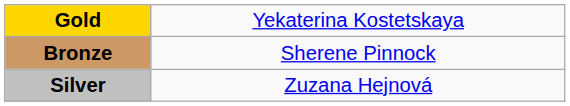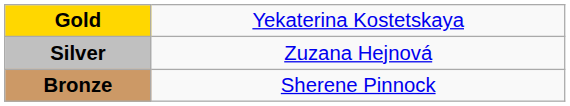rows swapped: (78, 85) <-> (78, 52)
